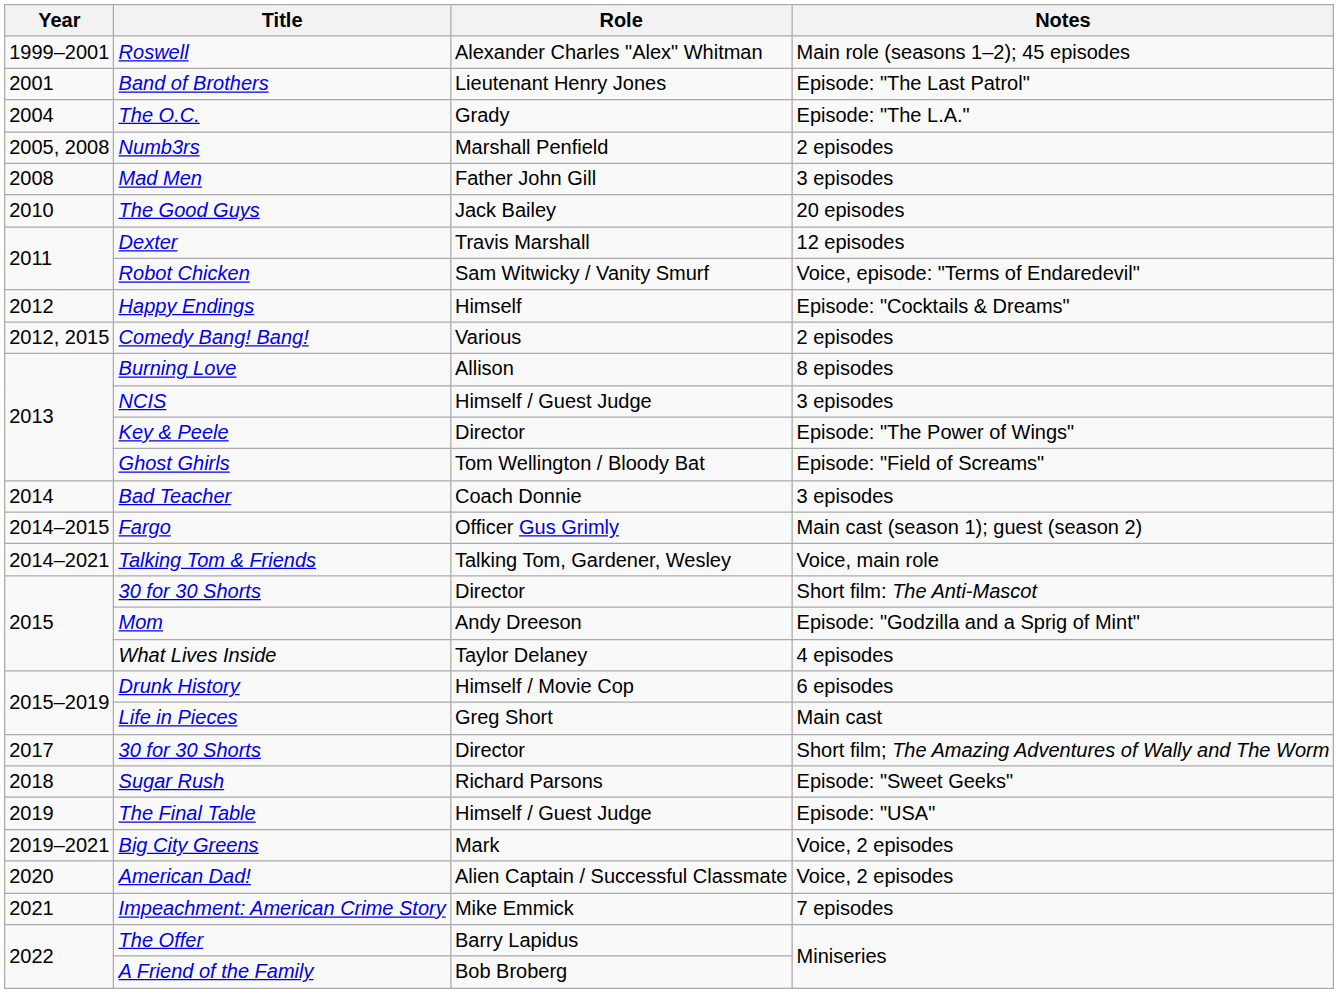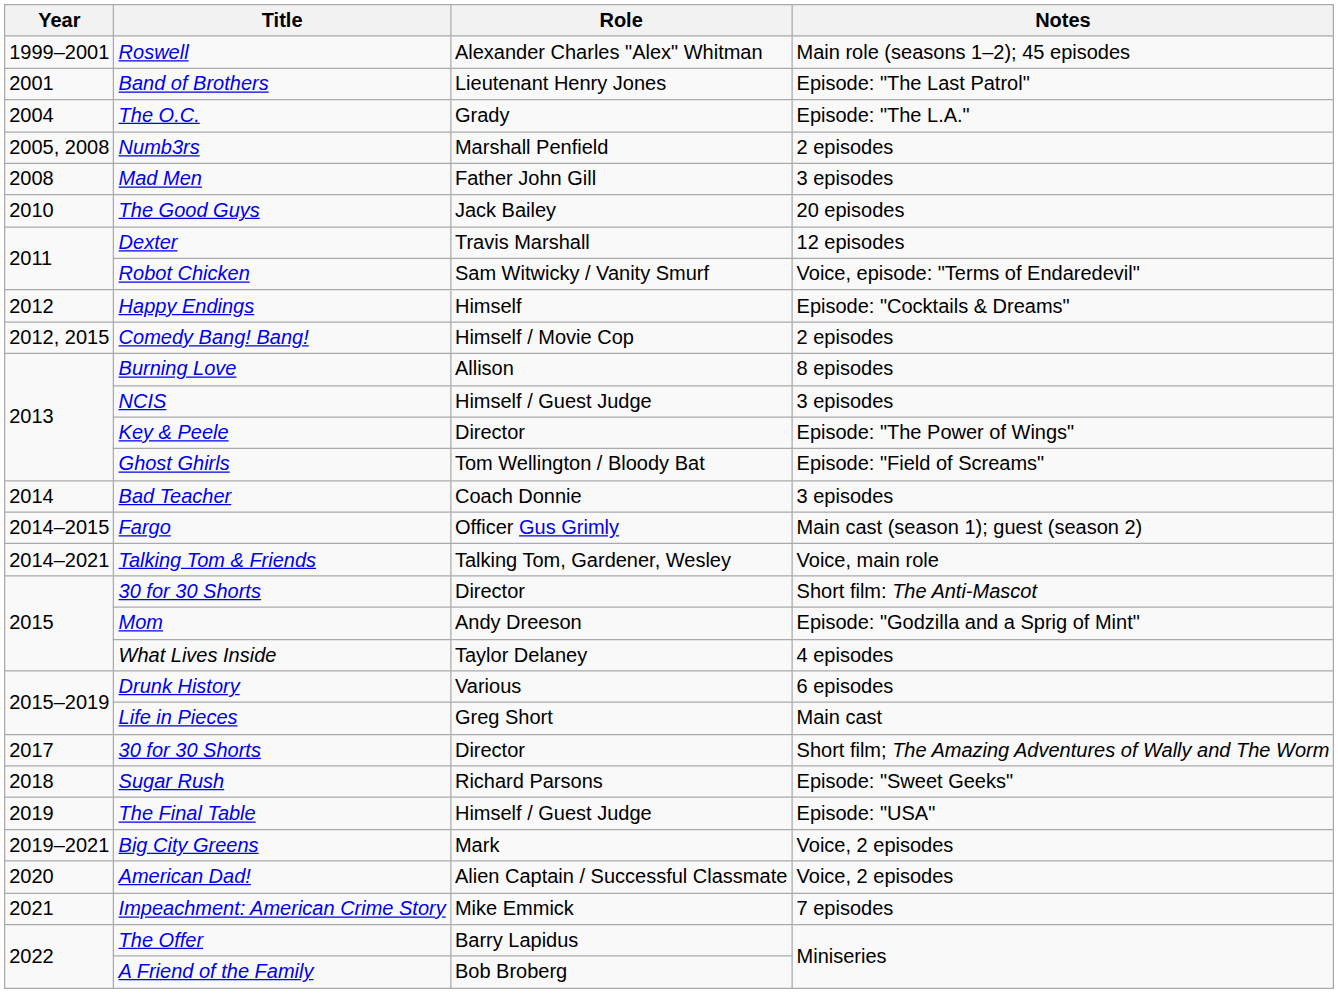(488, 337) Various -> (544, 337) Himself / Movie Cop
(544, 686) Himself / Movie Cop -> (488, 686) Various
